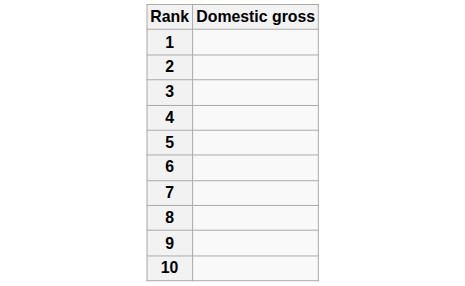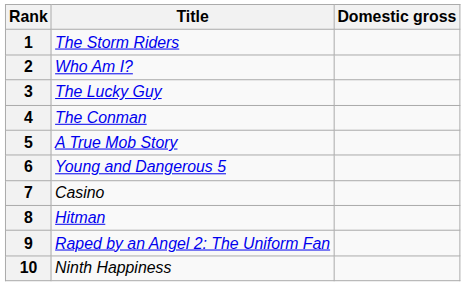+ column: (193, 17)
